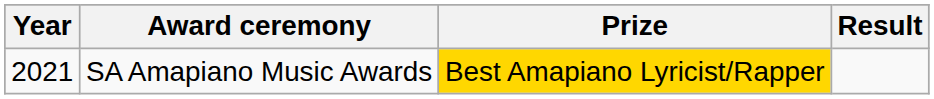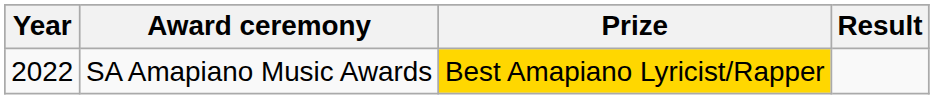(42, 70) 2021 -> (42, 70) 2022
